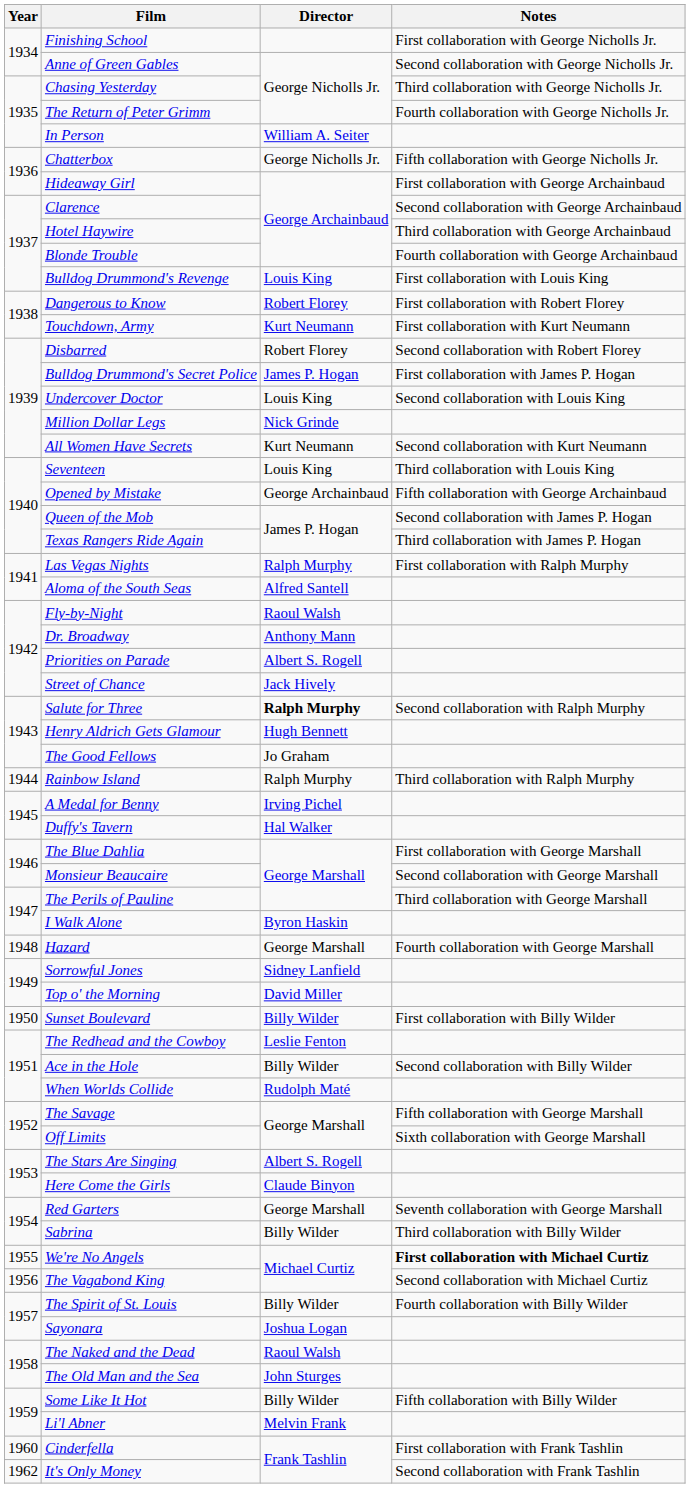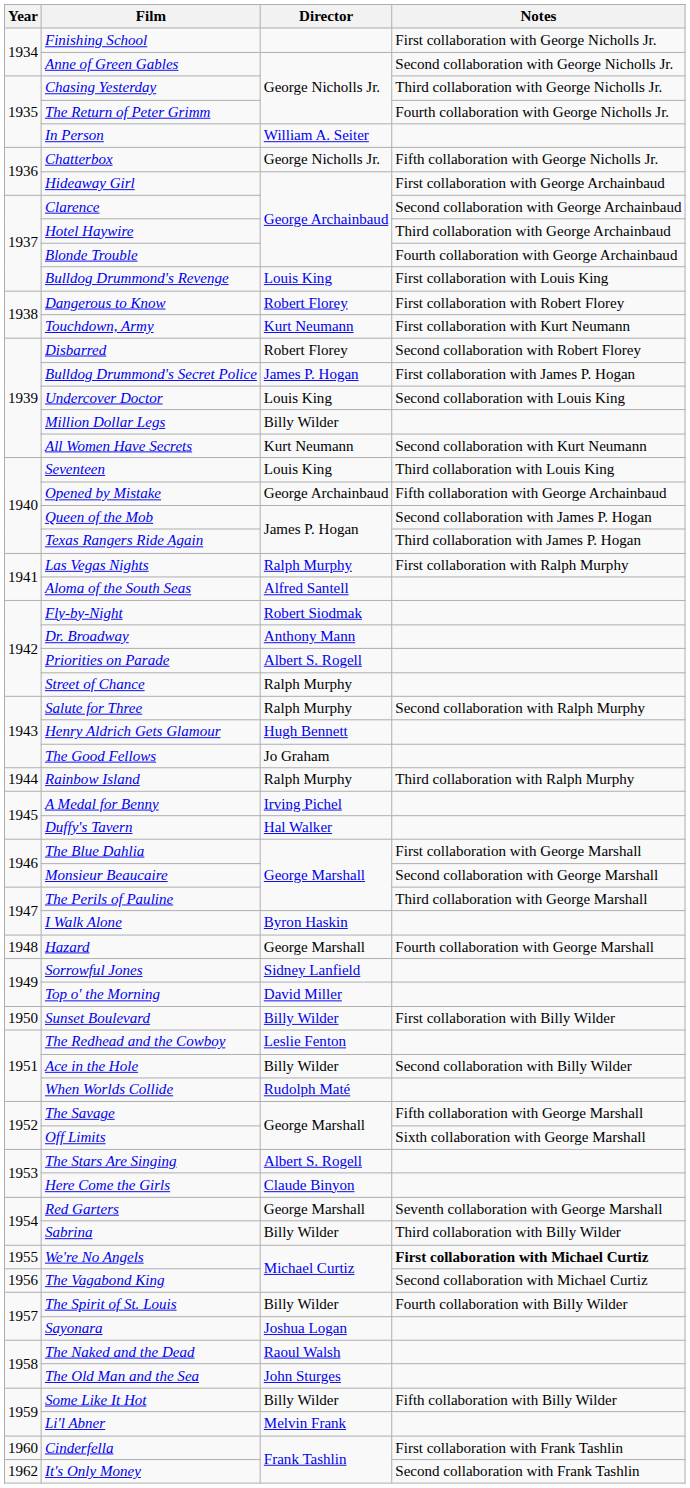(301, 421) Nick Grinde -> (301, 421) Billy Wilder
(302, 612) Raoul Walsh -> (313, 612) Robert Siodmak
(300, 684) Jack Hively -> (308, 684) Ralph Murphy
(312, 708) bold -> (308, 708) normal
